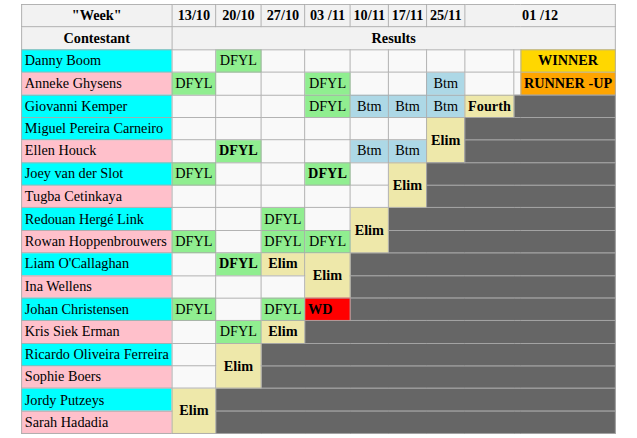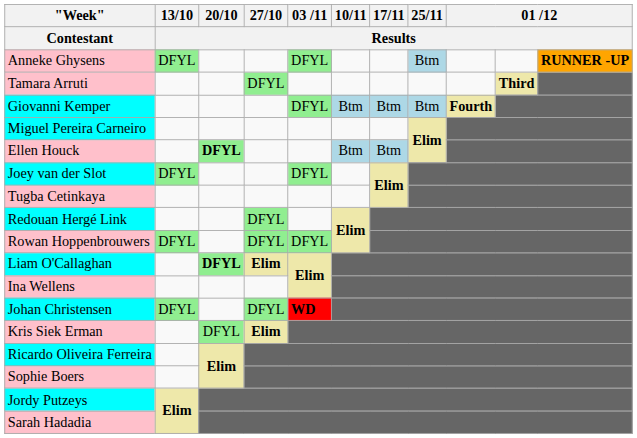- row: (63, 60)
+ row: (48, 83)
(328, 173) bold -> (310, 173) normal
